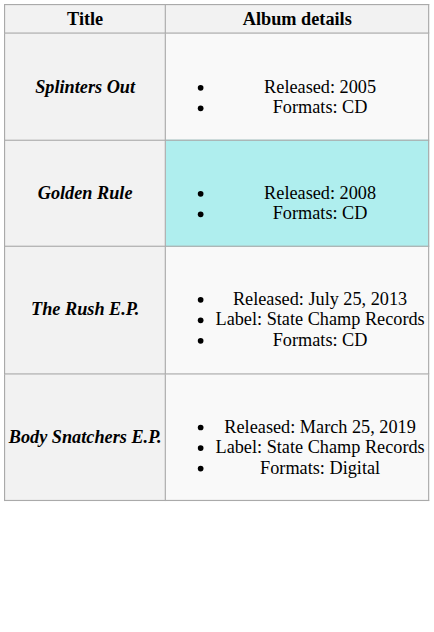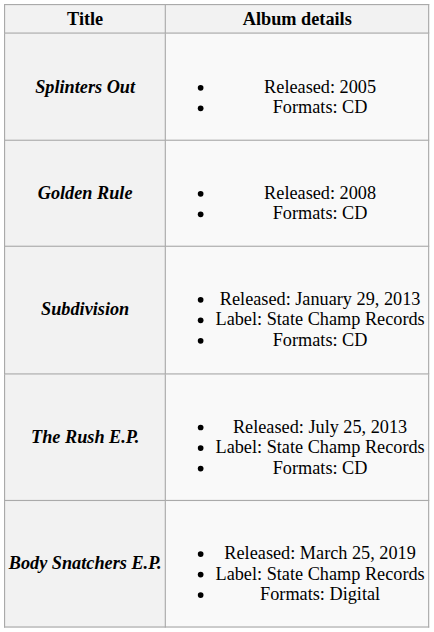(297, 203) paleturquoise background -> (297, 203) no background
+ row: (85, 309)
